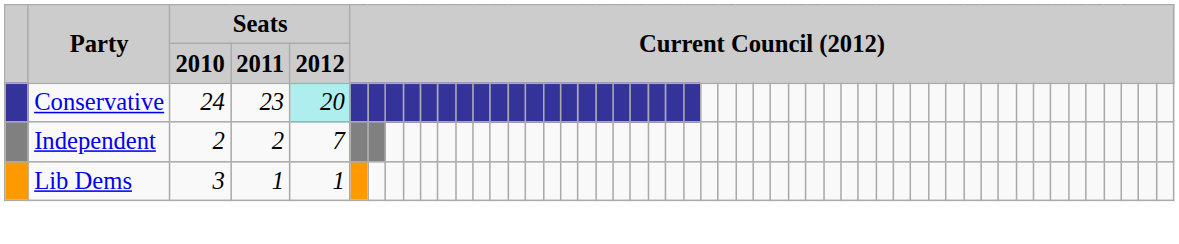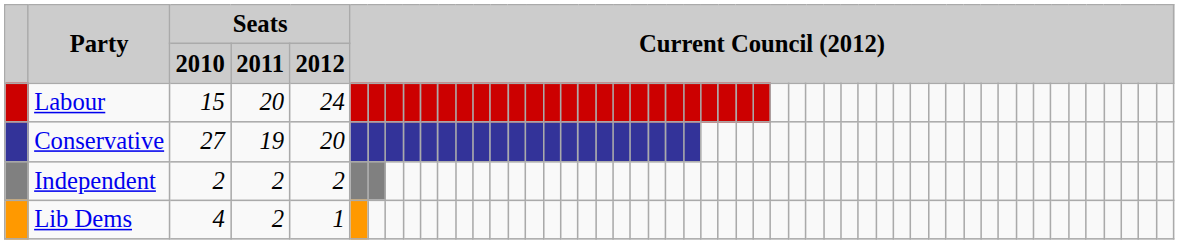+ row: (70, 102)
(212, 102) 24 -> (212, 141) 27
(272, 102) 23 -> (272, 141) 19
(332, 102) paleturquoise background -> (332, 141) no background
(339, 141) 7 -> (339, 180) 2
(219, 180) 3 -> (219, 219) 4
(278, 180) 1 -> (278, 219) 2
